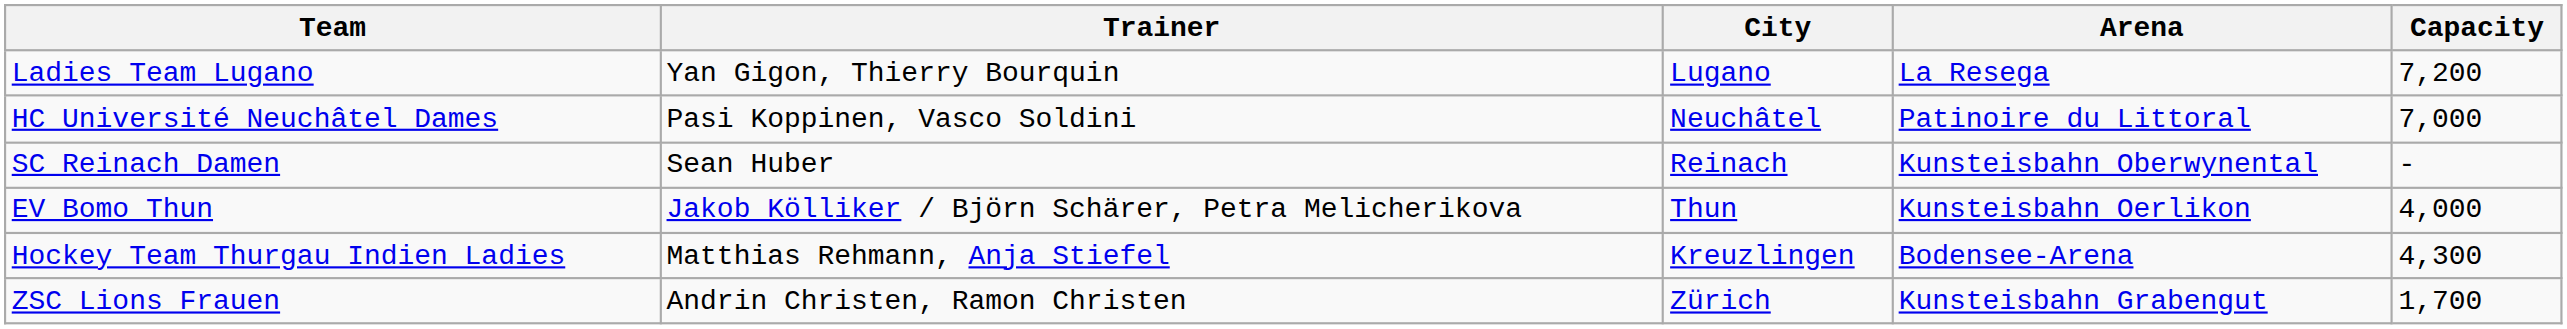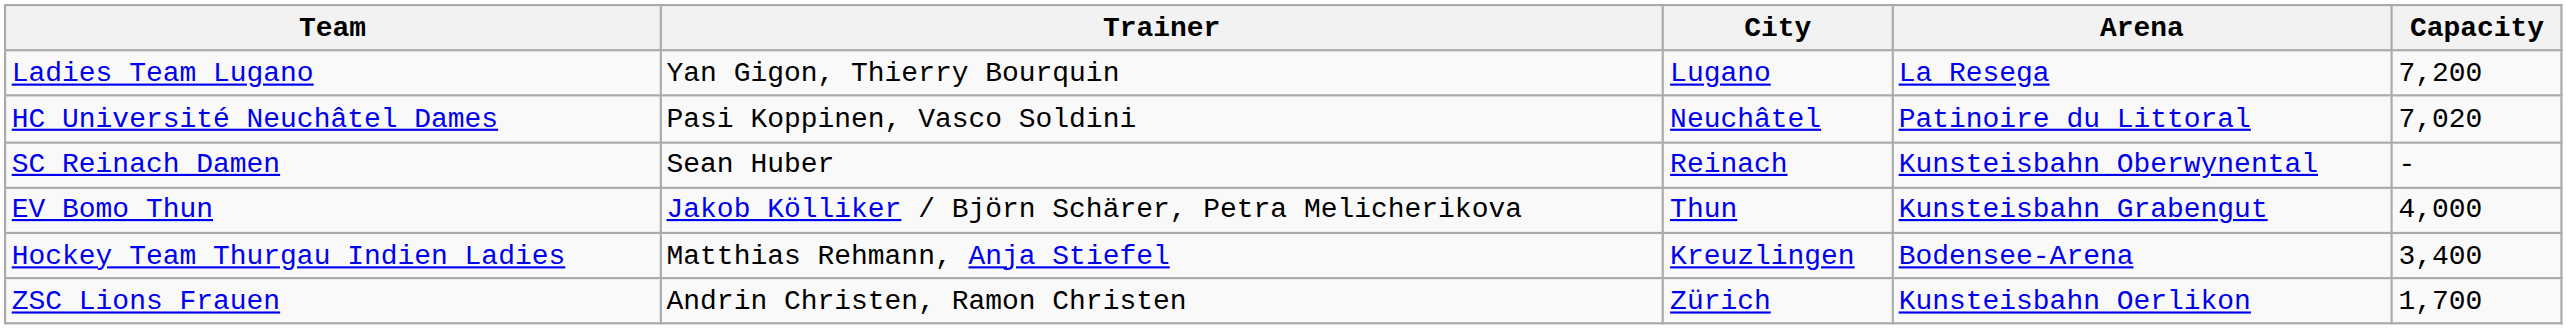(2440, 119) 7,000 -> (2440, 119) 7,020
(2075, 210) Kunsteisbahn Oerlikon -> (2083, 210) Kunsteisbahn Grabengut
(2440, 256) 4,300 -> (2440, 256) 3,400
(2083, 301) Kunsteisbahn Grabengut -> (2075, 301) Kunsteisbahn Oerlikon
